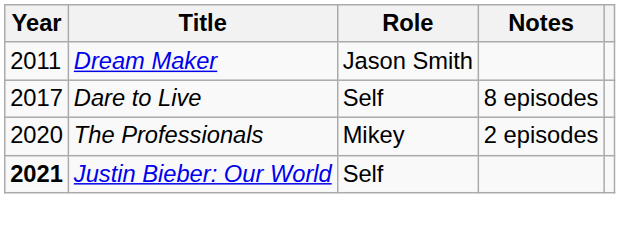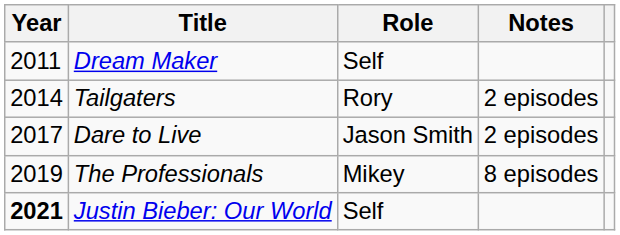(408, 60) Jason Smith -> (363, 60) Self
+ row: (125, 98)
(363, 98) Self -> (408, 135) Jason Smith
(541, 98) 8 episodes -> (541, 135) 2 episodes
(37, 135) 2020 -> (37, 173) 2019
(541, 135) 2 episodes -> (541, 173) 8 episodes
